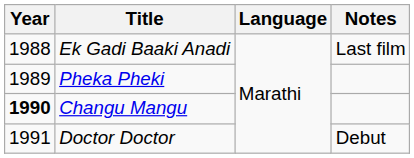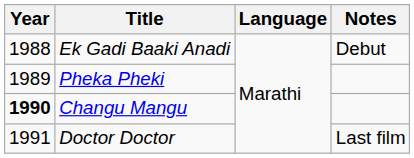(371, 49) Last film -> (361, 49) Debut
(361, 138) Debut -> (371, 138) Last film
